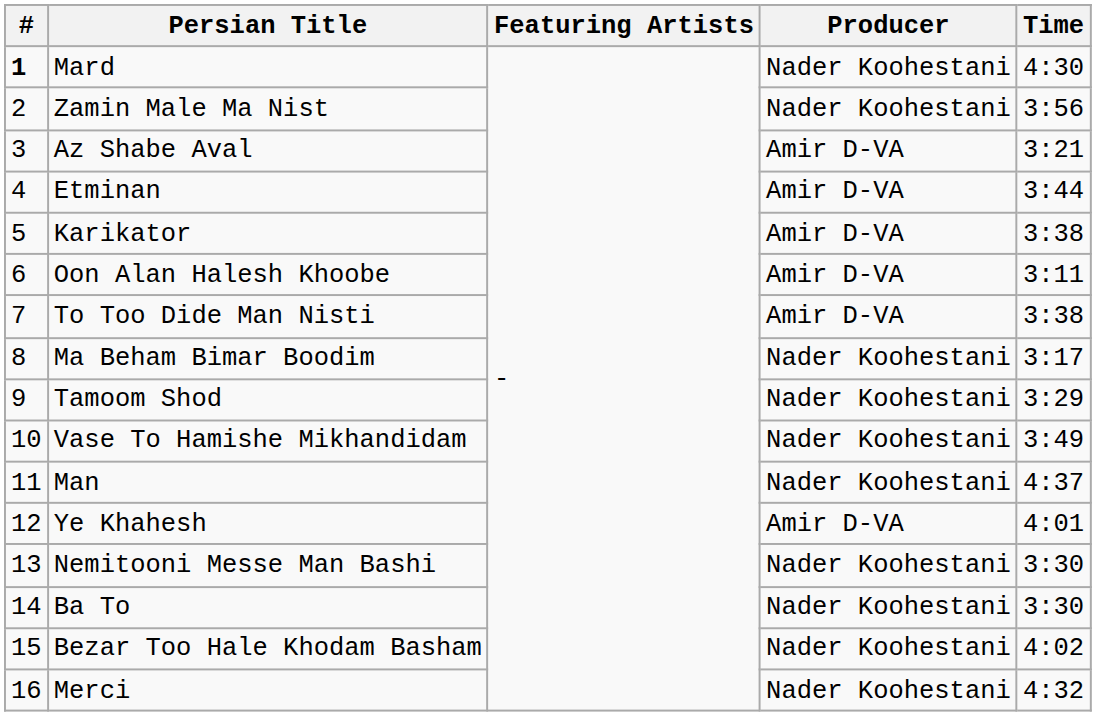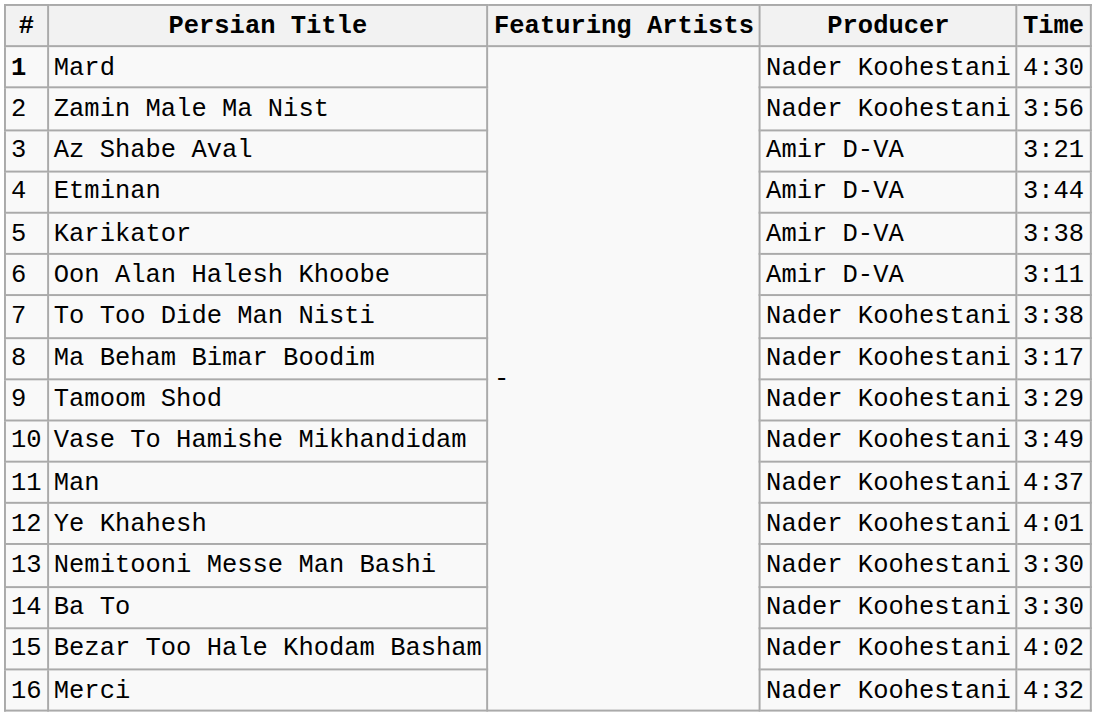(835, 316) Amir D-VA -> (888, 316) Nader Koohestani
(835, 524) Amir D-VA -> (888, 524) Nader Koohestani
